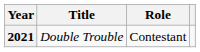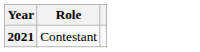- column: (82, 15)
